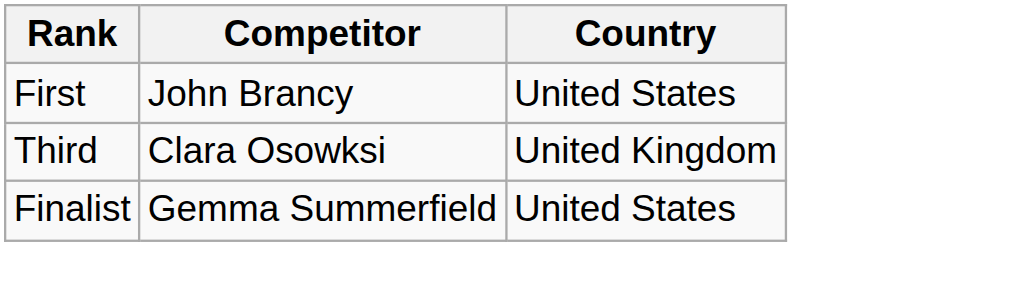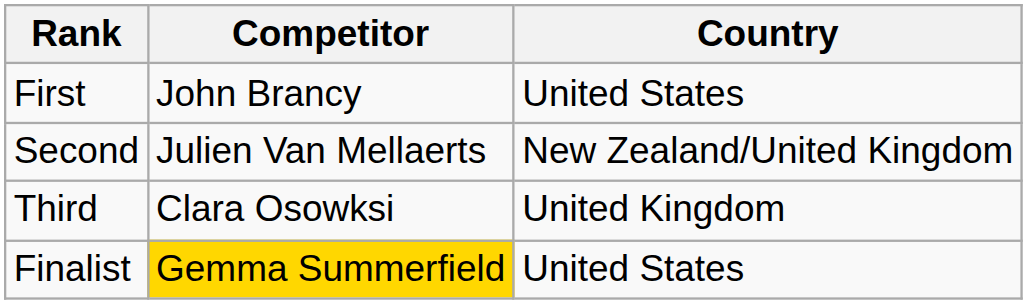+ row: (76, 151)
(322, 209) no background -> (331, 268) gold background
